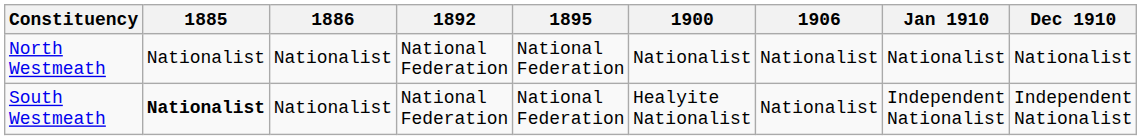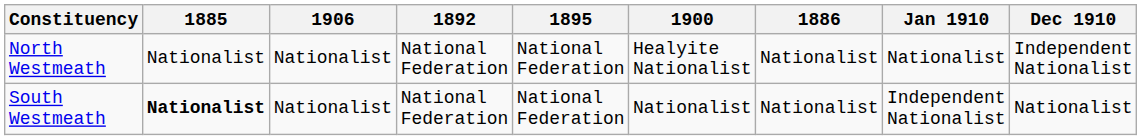columns swapped: (333, 19) <-> (819, 19)
(692, 59) Nationalist -> (692, 59) Healyite Nationalist
(1073, 59) Nationalist -> (1073, 59) Independent Nationalist
(692, 109) Healyite Nationalist -> (692, 109) Nationalist
(1073, 109) Independent Nationalist -> (1073, 109) Nationalist
